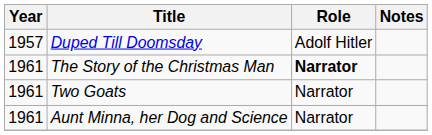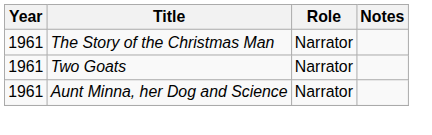- row: (126, 42)
(326, 67) bold -> (324, 42) normal
